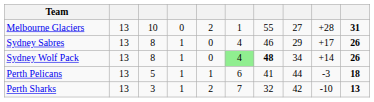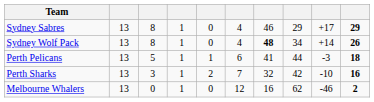- row: (45, 27)
(355, 43) 26 -> (355, 27) 29
(239, 58) lightgreen background -> (239, 43) no background
(355, 89) 13 -> (355, 74) 16
+ row: (45, 89)
